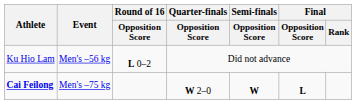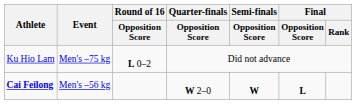(85, 59) Men's –56 kg -> (85, 59) Men's –75 kg
(85, 86) Men's –75 kg -> (85, 86) Men's –56 kg
